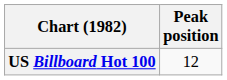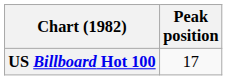(191, 61) 12 -> (191, 61) 17
